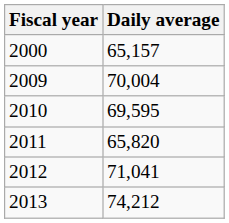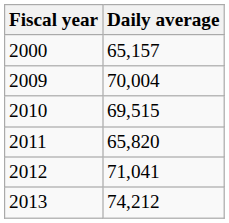(133, 111) 69,595 -> (133, 111) 69,515
